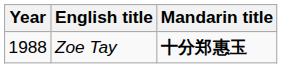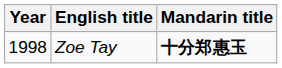(28, 47) 1988 -> (28, 47) 1998
